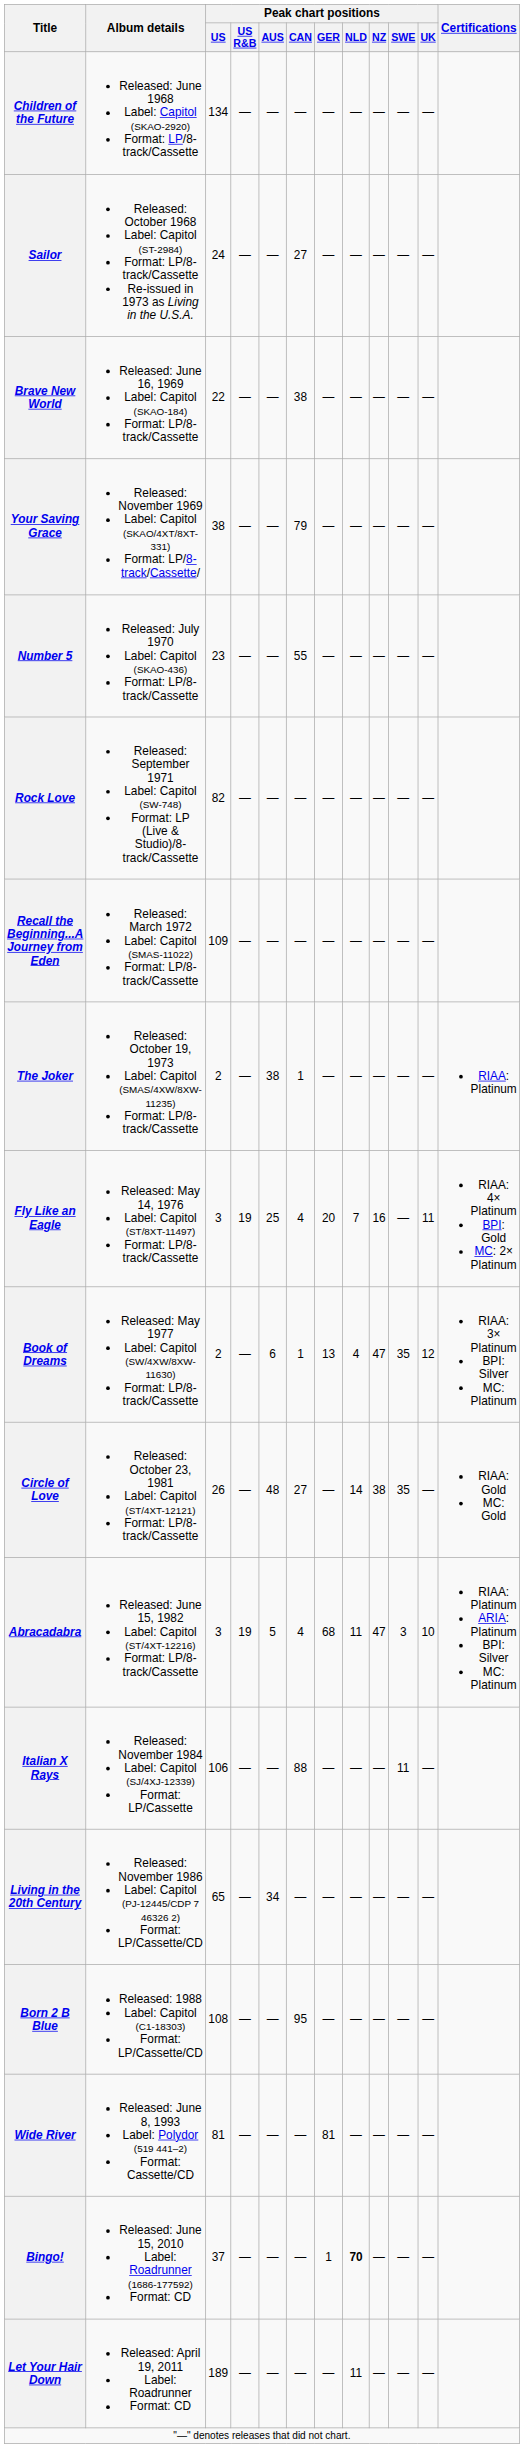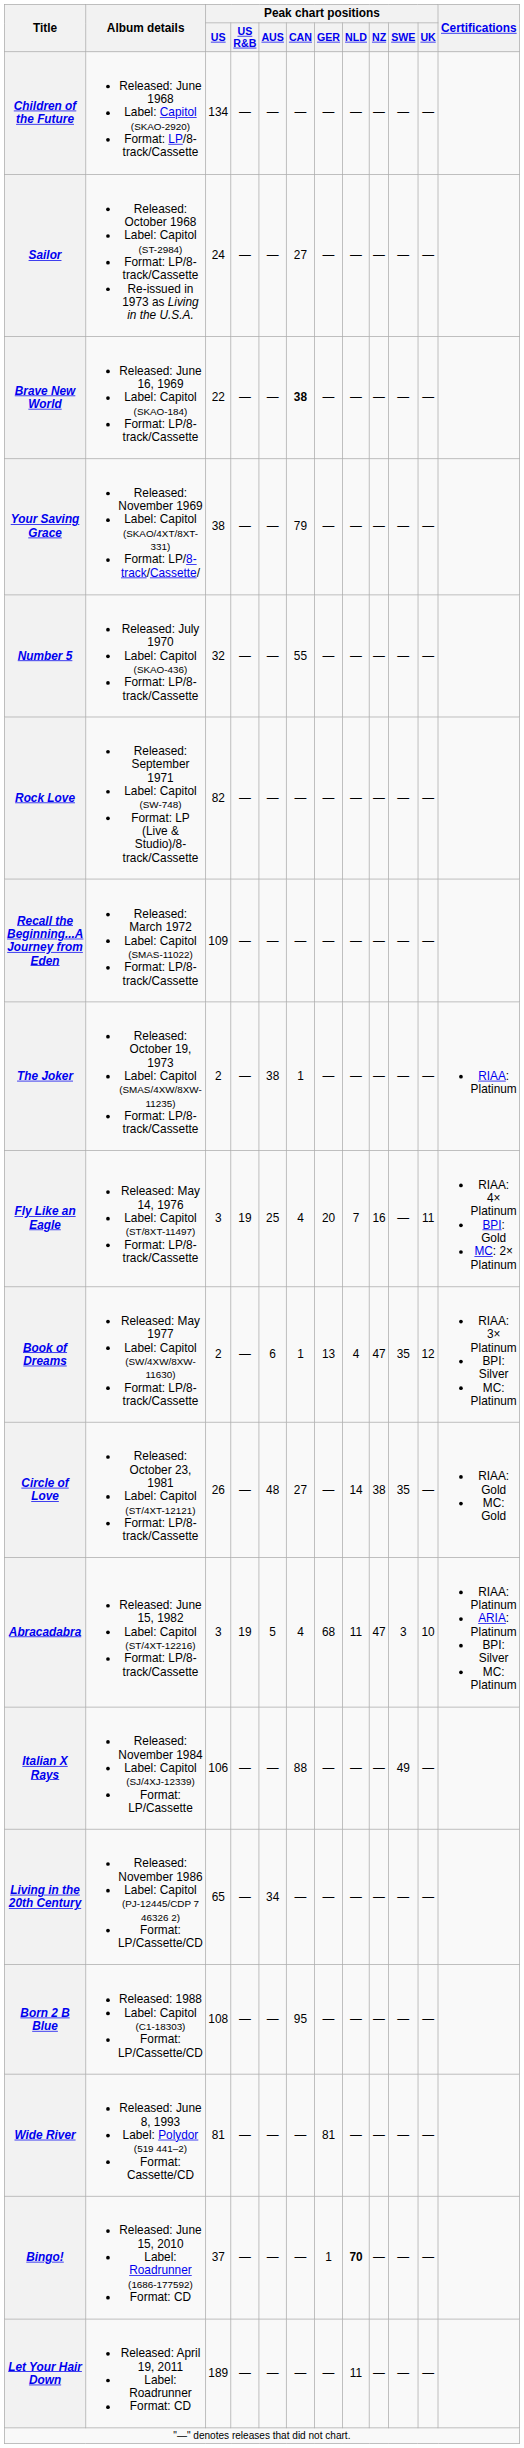(300, 397) normal -> (300, 397) bold
(218, 655) 23 -> (218, 655) 32
(403, 1768) 11 -> (403, 1768) 49
